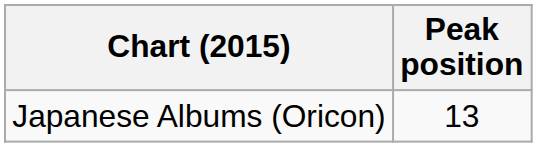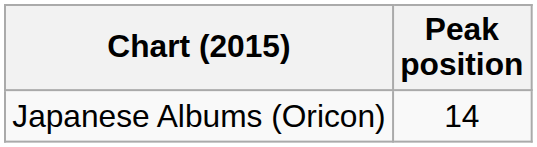(462, 115) 13 -> (462, 115) 14
